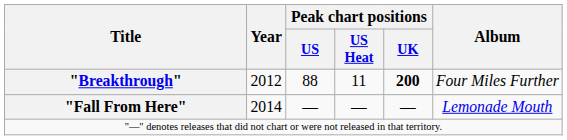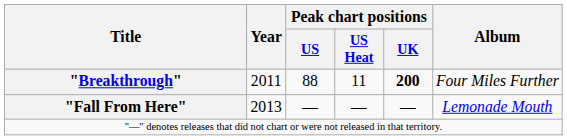(266, 81) 2012 -> (266, 81) 2011
(266, 106) 2014 -> (266, 106) 2013
